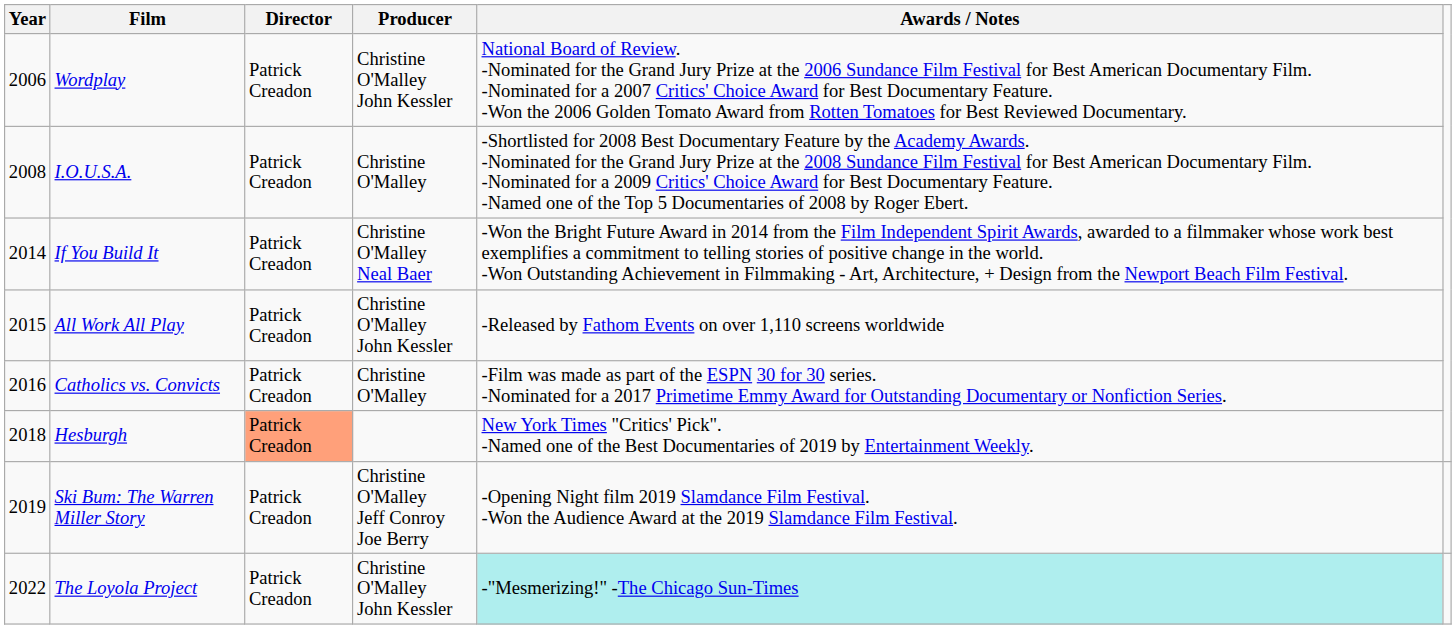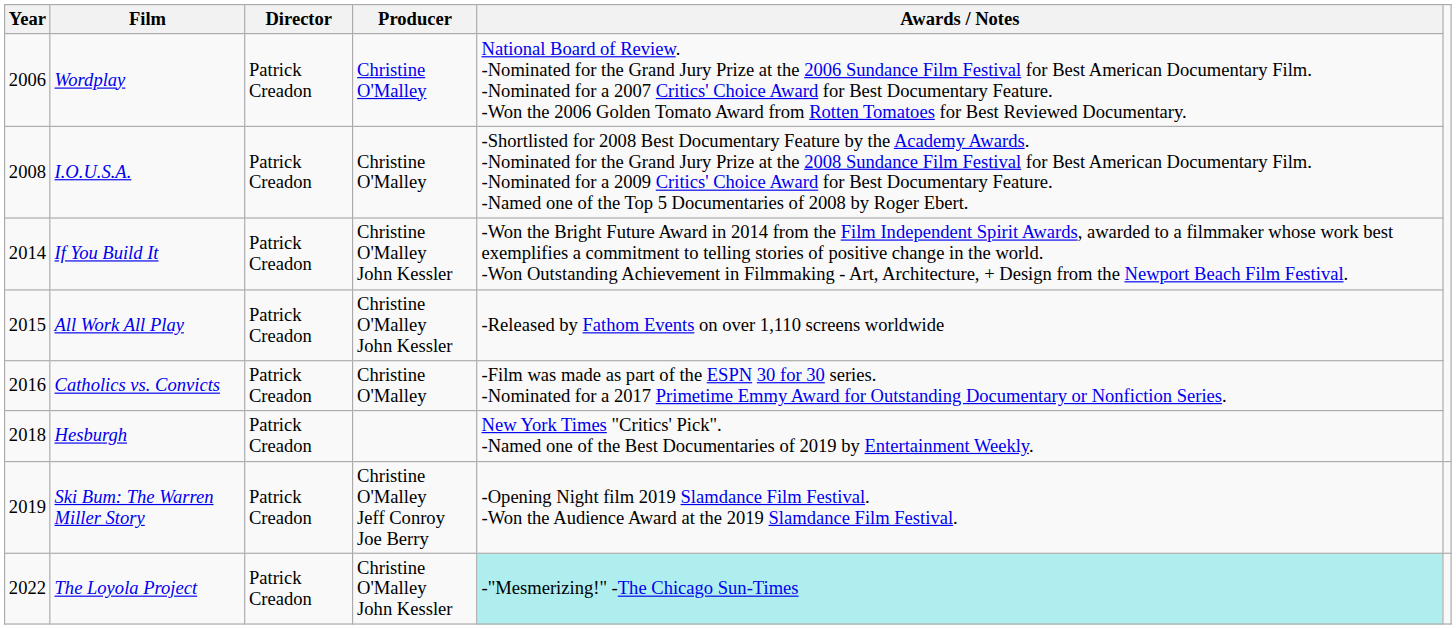(405, 79) Christine O'Malley John Kessler -> (392, 79) Christine O'Malley
(394, 253) Christine O'Malley Neal Baer -> (405, 253) Christine O'Malley John Kessler
(280, 435) lightsalmon background -> (280, 435) no background
